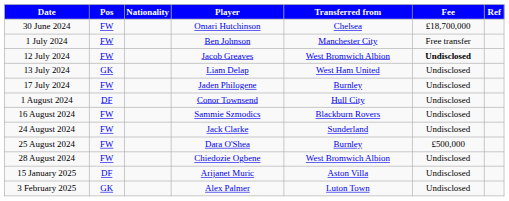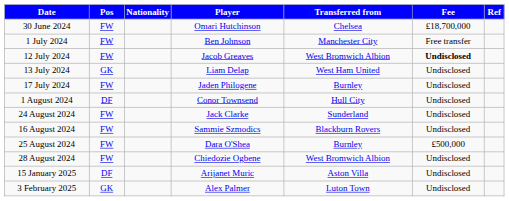rows swapped: (47, 115) <-> (47, 130)
